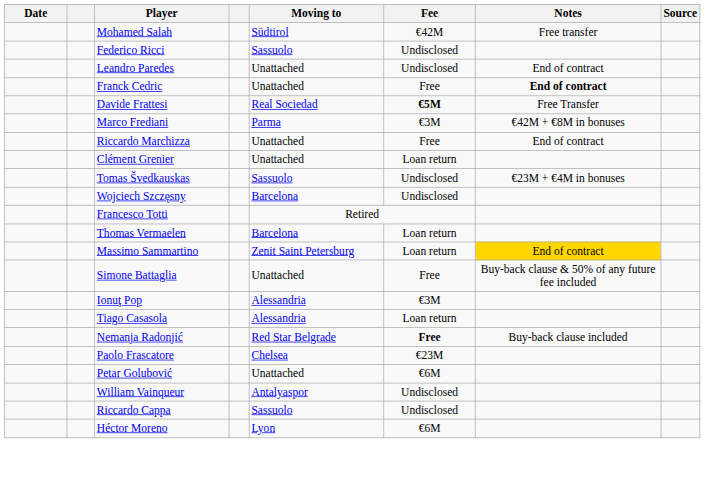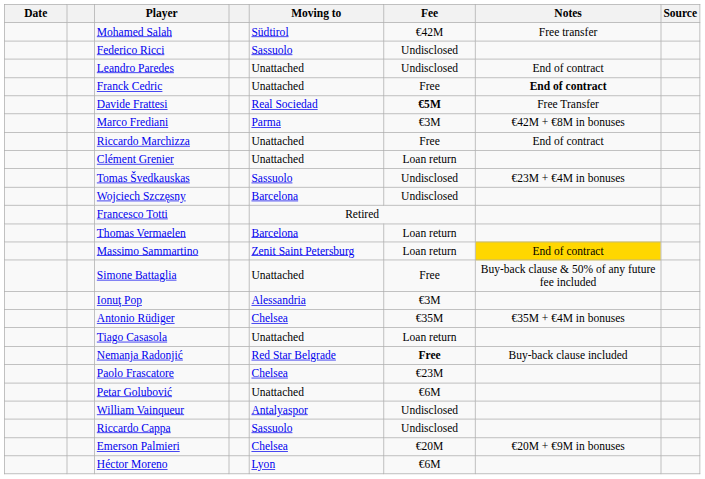+ row: (136, 318)
(279, 318) Alessandria -> (278, 337) Unattached
+ row: (138, 446)
